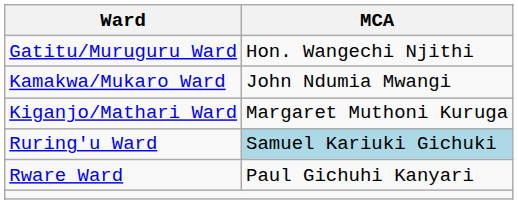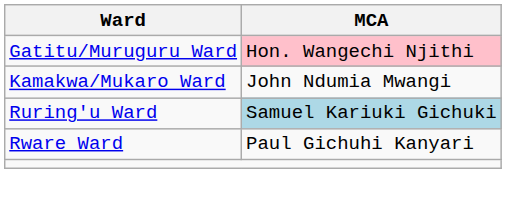(360, 51) no background -> (360, 51) pink background
- row: (123, 113)
